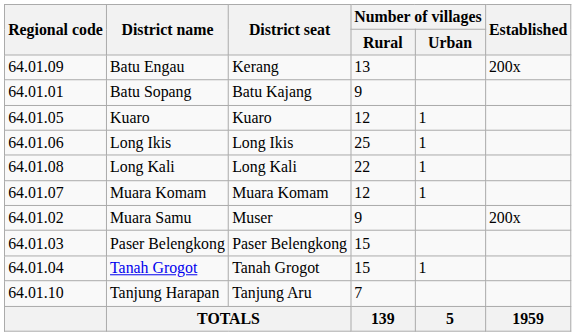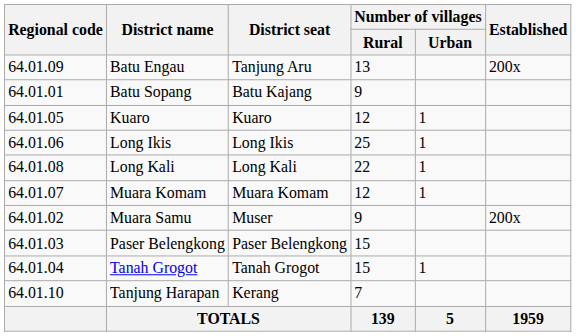(255, 67) Kerang -> (272, 67) Tanjung Aru
(272, 293) Tanjung Aru -> (255, 293) Kerang
